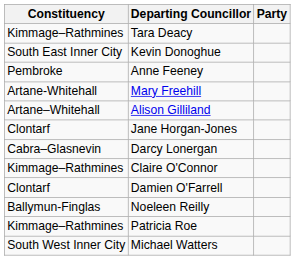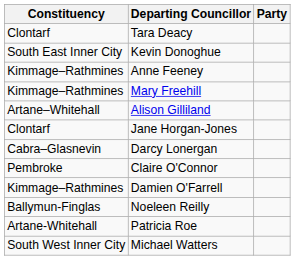(65, 33) Kimmage–Rathmines -> (28, 33) Clontarf
(35, 71) Pembroke -> (65, 71) Kimmage–Rathmines
(52, 91) Artane-Whitehall -> (65, 91) Kimmage–Rathmines
(65, 168) Kimmage–Rathmines -> (35, 168) Pembroke
(28, 187) Clontarf -> (65, 187) Kimmage–Rathmines
(65, 226) Kimmage–Rathmines -> (52, 226) Artane-Whitehall
